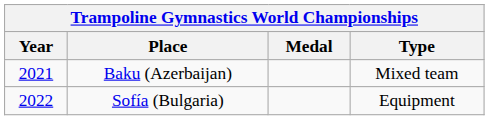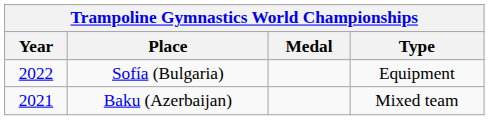rows swapped: (168, 73) <-> (168, 100)
